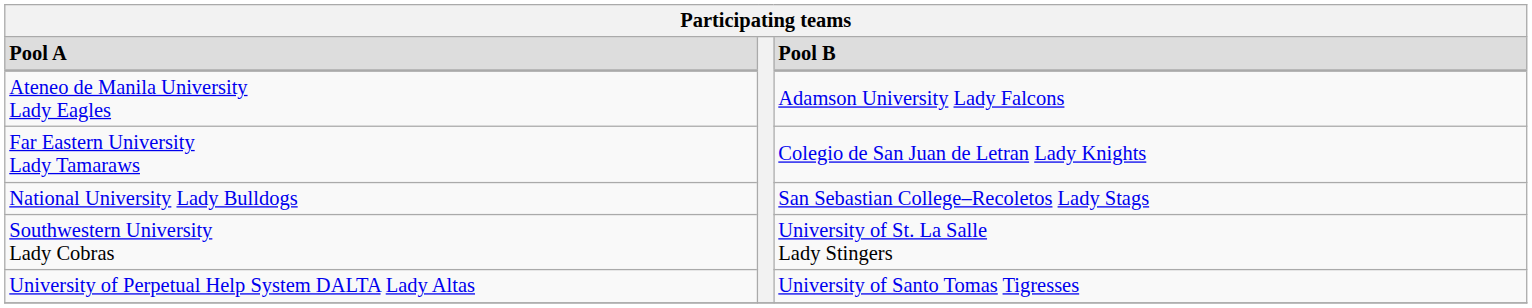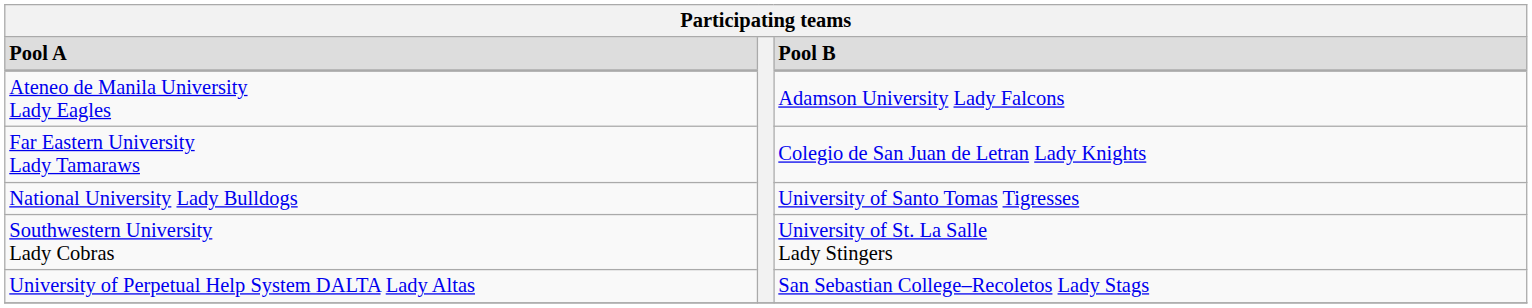(964, 198) San Sebastian College–Recoletos Lady Stags -> (929, 198) University of Santo Tomas Tigresses
(929, 286) University of Santo Tomas Tigresses -> (964, 286) San Sebastian College–Recoletos Lady Stags
